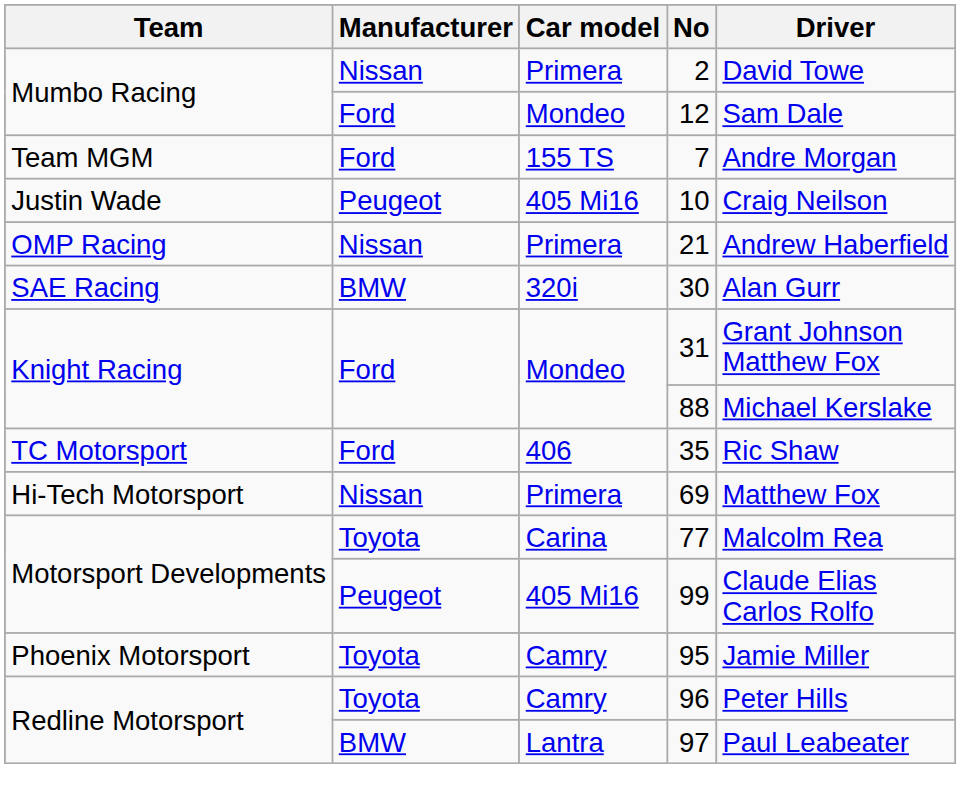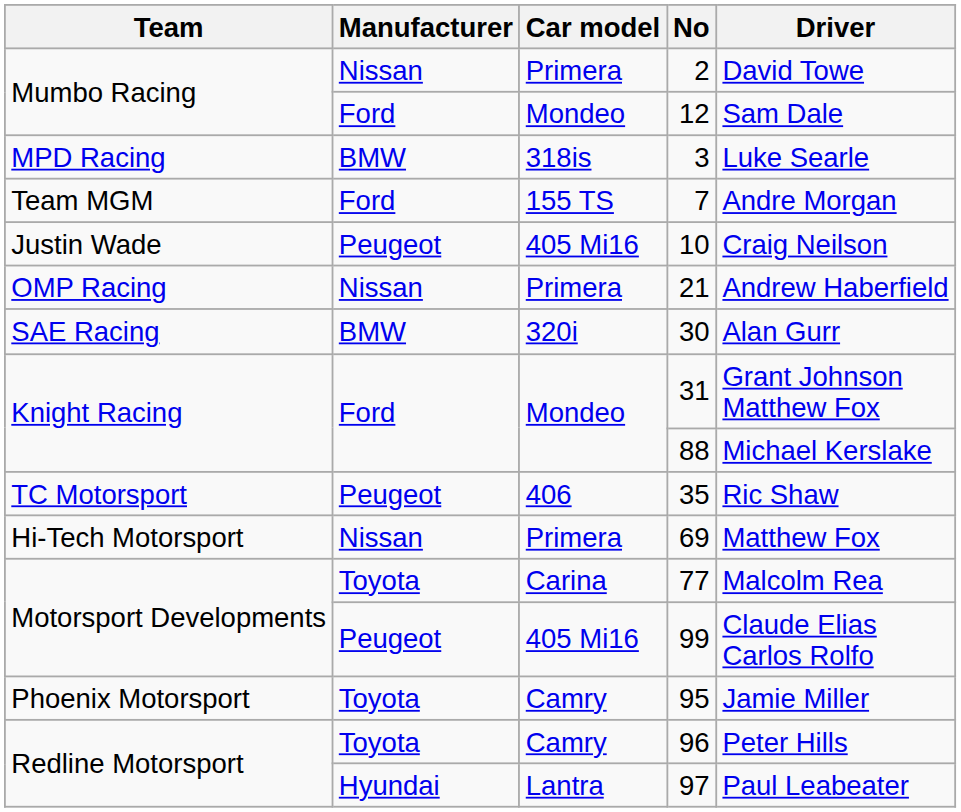+ row: (559, 158)
(367, 450) Ford -> (390, 493) Peugeot
(372, 742) BMW -> (389, 785) Hyundai
